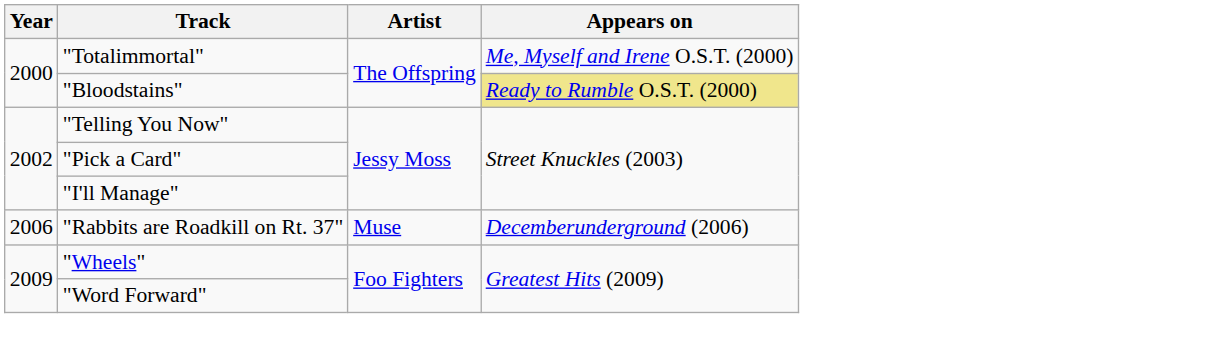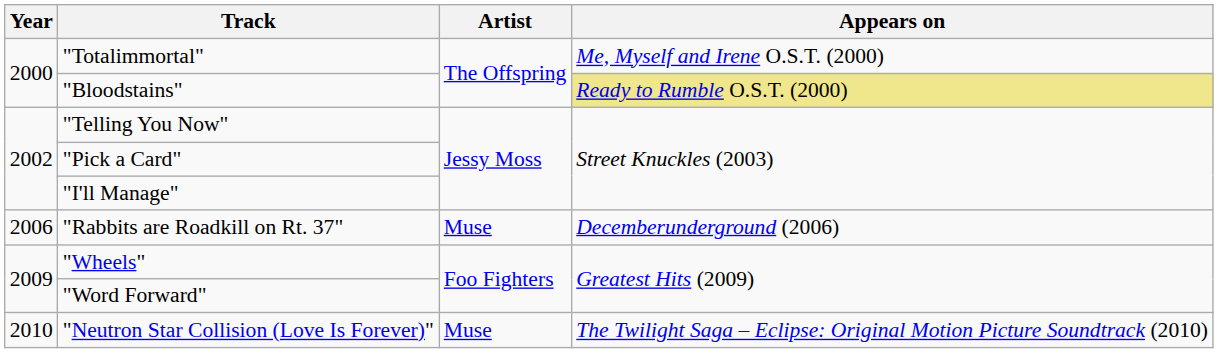+ row: (248, 329)
